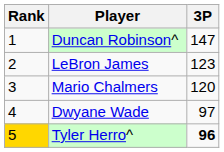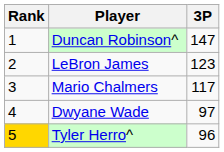(203, 87) 120 -> (203, 87) 117
(207, 135) bold -> (207, 135) normal
